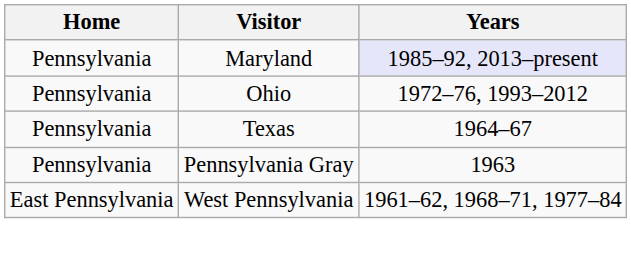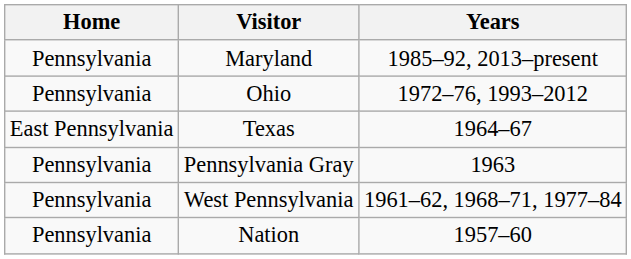(493, 57) lavender background -> (493, 57) no background
(92, 128) Pennsylvania -> (92, 128) East Pennsylvania
(92, 199) East Pennsylvania -> (92, 199) Pennsylvania
+ row: (269, 235)
